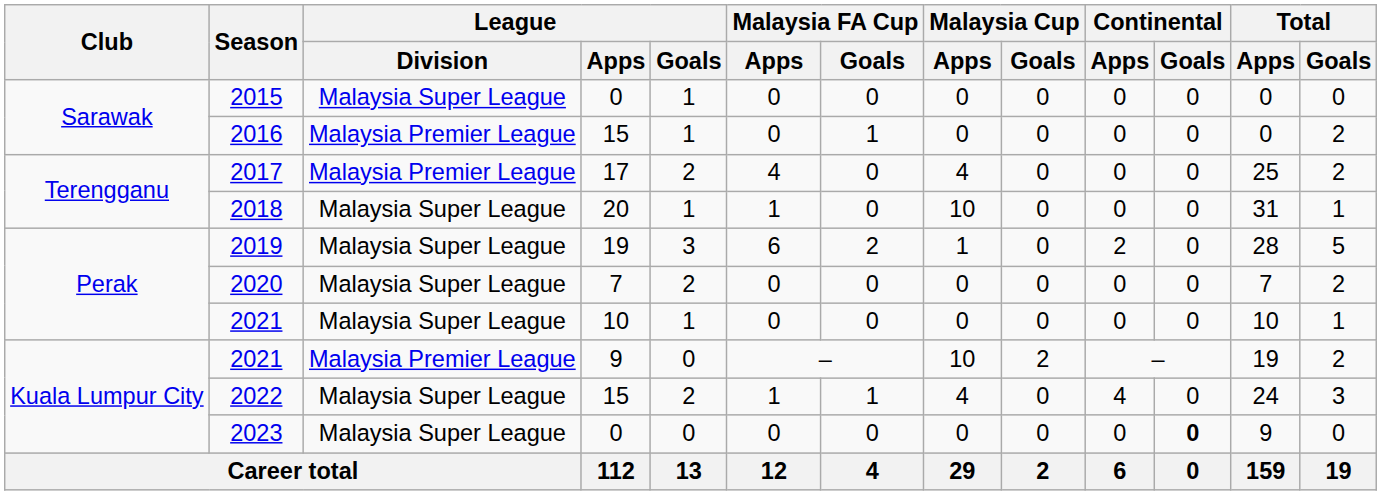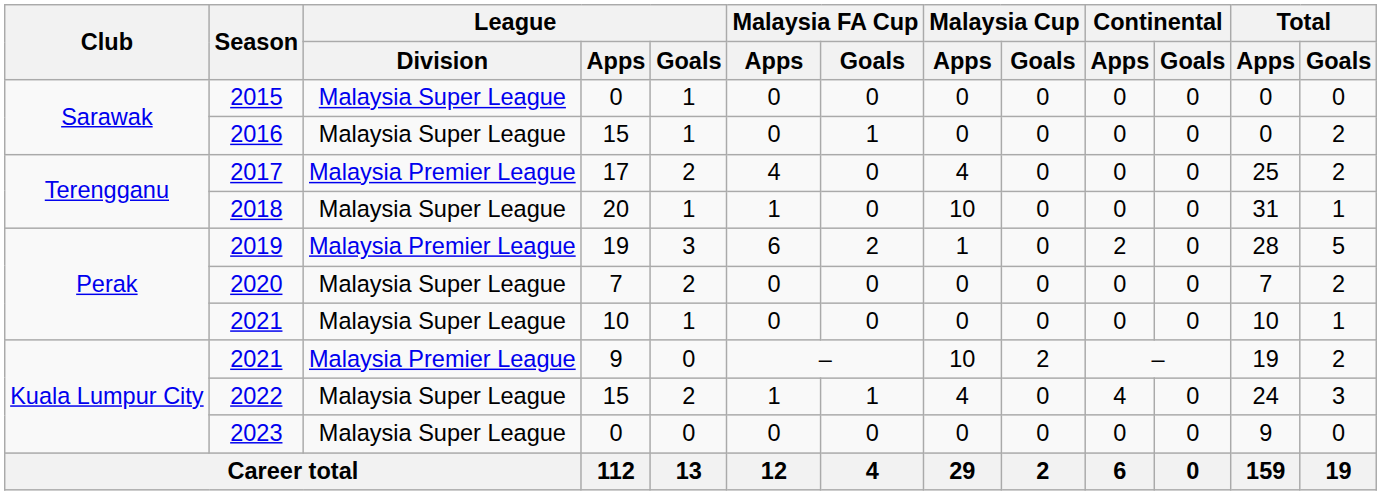(442, 135) Malaysia Premier League -> (442, 135) Malaysia Super League
(442, 246) Malaysia Super League -> (442, 246) Malaysia Premier League
(1193, 433) bold -> (1193, 433) normal
